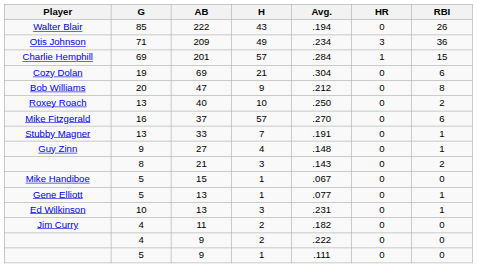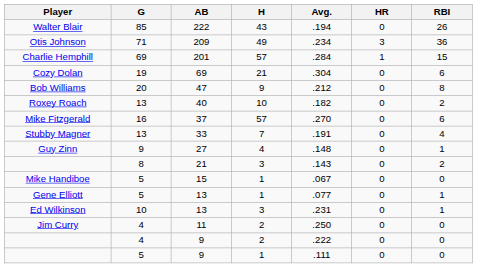(322, 103) .250 -> (322, 103) .182
(442, 133) 1 -> (442, 133) 4
(322, 225) .182 -> (322, 225) .250
